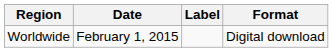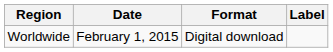columns swapped: (275, 15) <-> (202, 15)
